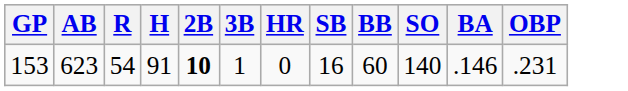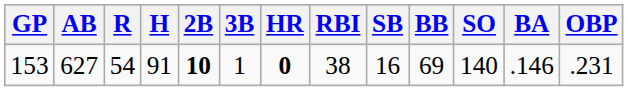+ column: (338, 24)
(79, 64) 623 -> (79, 64) 627
(285, 64) normal -> (285, 64) bold
(375, 64) 60 -> (432, 64) 69
